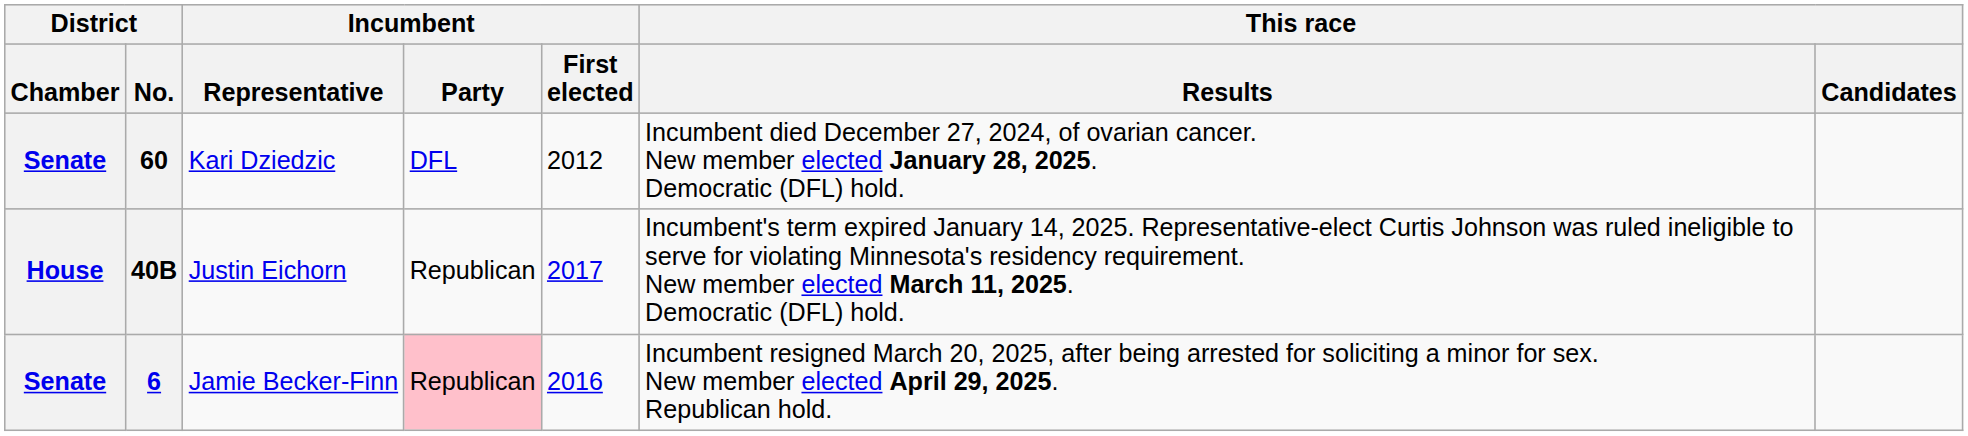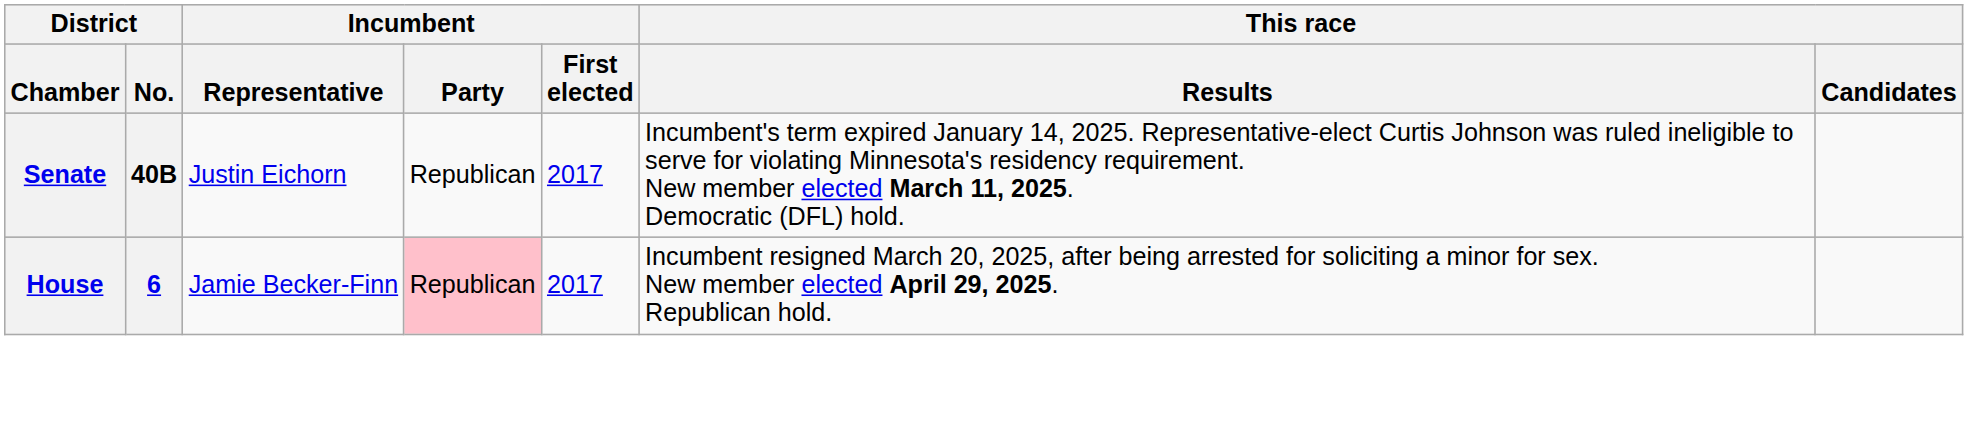- row: (154, 160)
(65, 271) House -> (65, 174) Senate
(65, 381) Senate -> (65, 285) House
(575, 381) 2016 -> (575, 285) 2017
